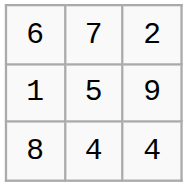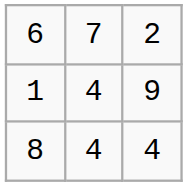(94, 93) 5 -> (94, 93) 4
